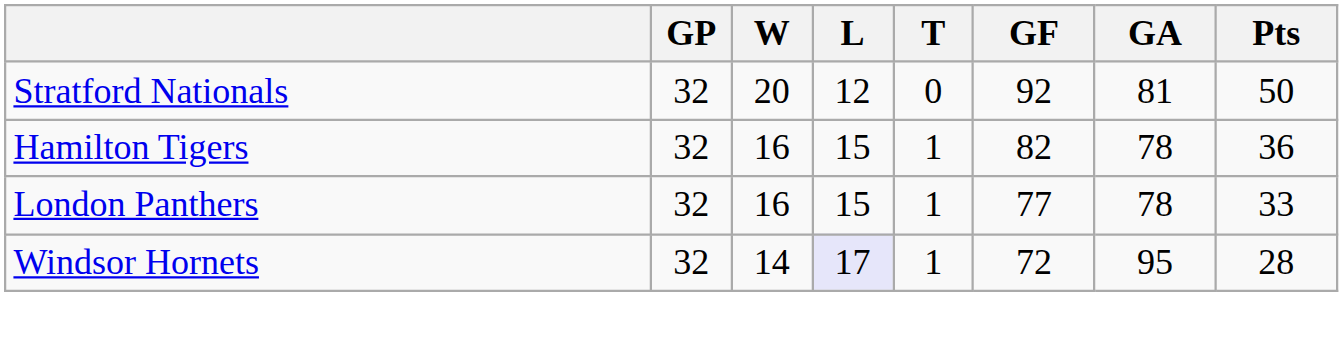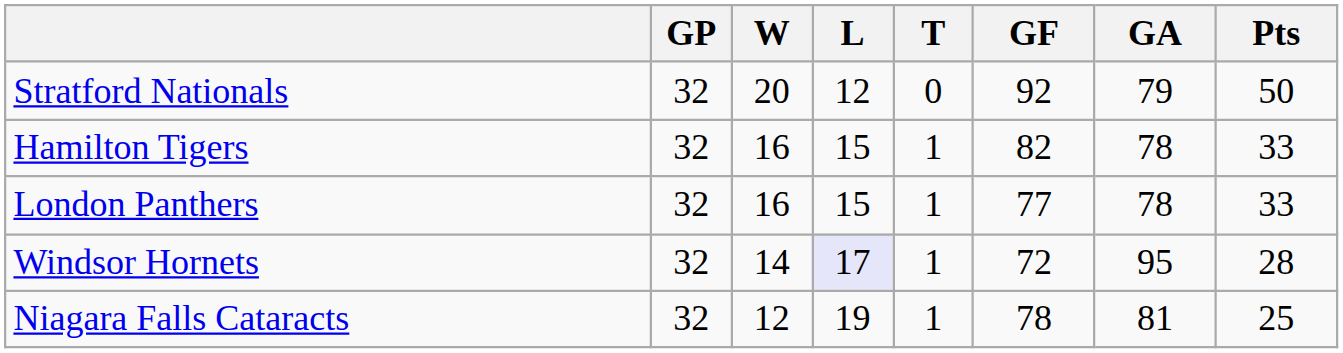(1155, 90) 81 -> (1155, 90) 79
(1276, 147) 36 -> (1276, 147) 33
+ row: (181, 318)
